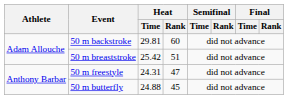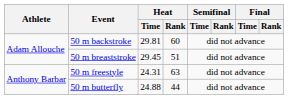(151, 57) 25.42 -> (151, 57) 29.45
(175, 72) 47 -> (175, 72) 63
(175, 87) 45 -> (175, 87) 44
